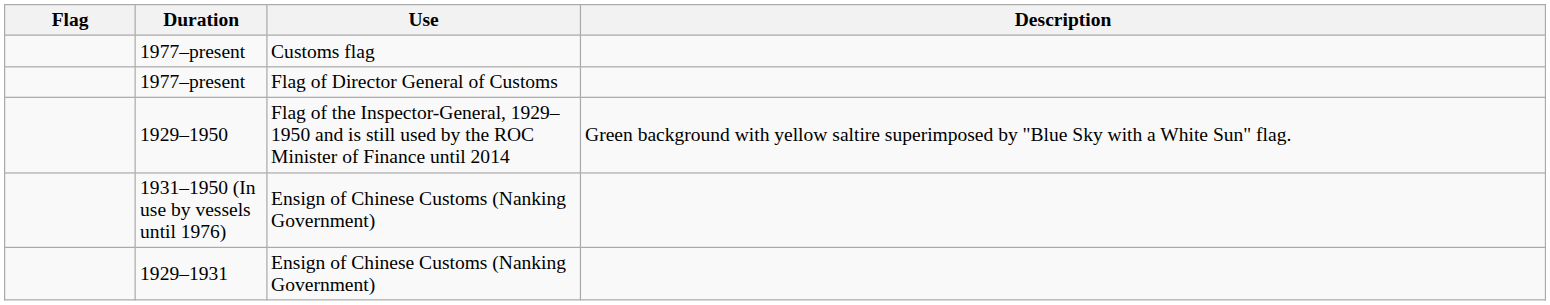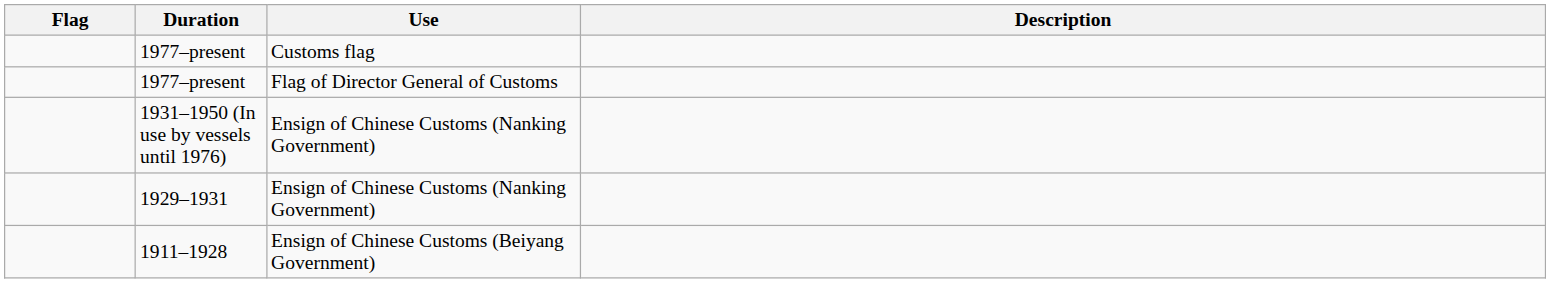- row: (184, 134)
+ row: (184, 251)
